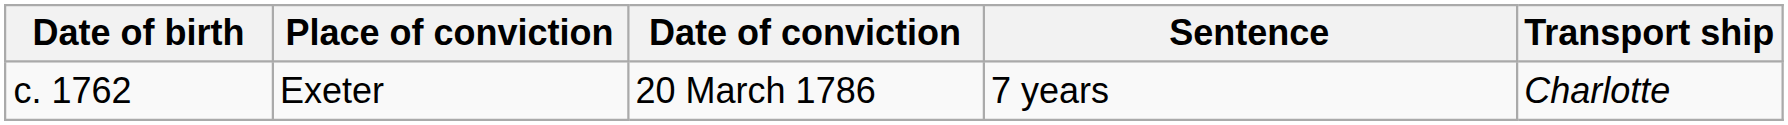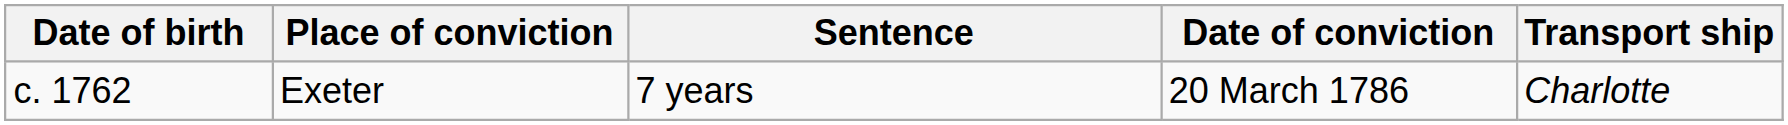columns swapped: (805, 33) <-> (1249, 33)
